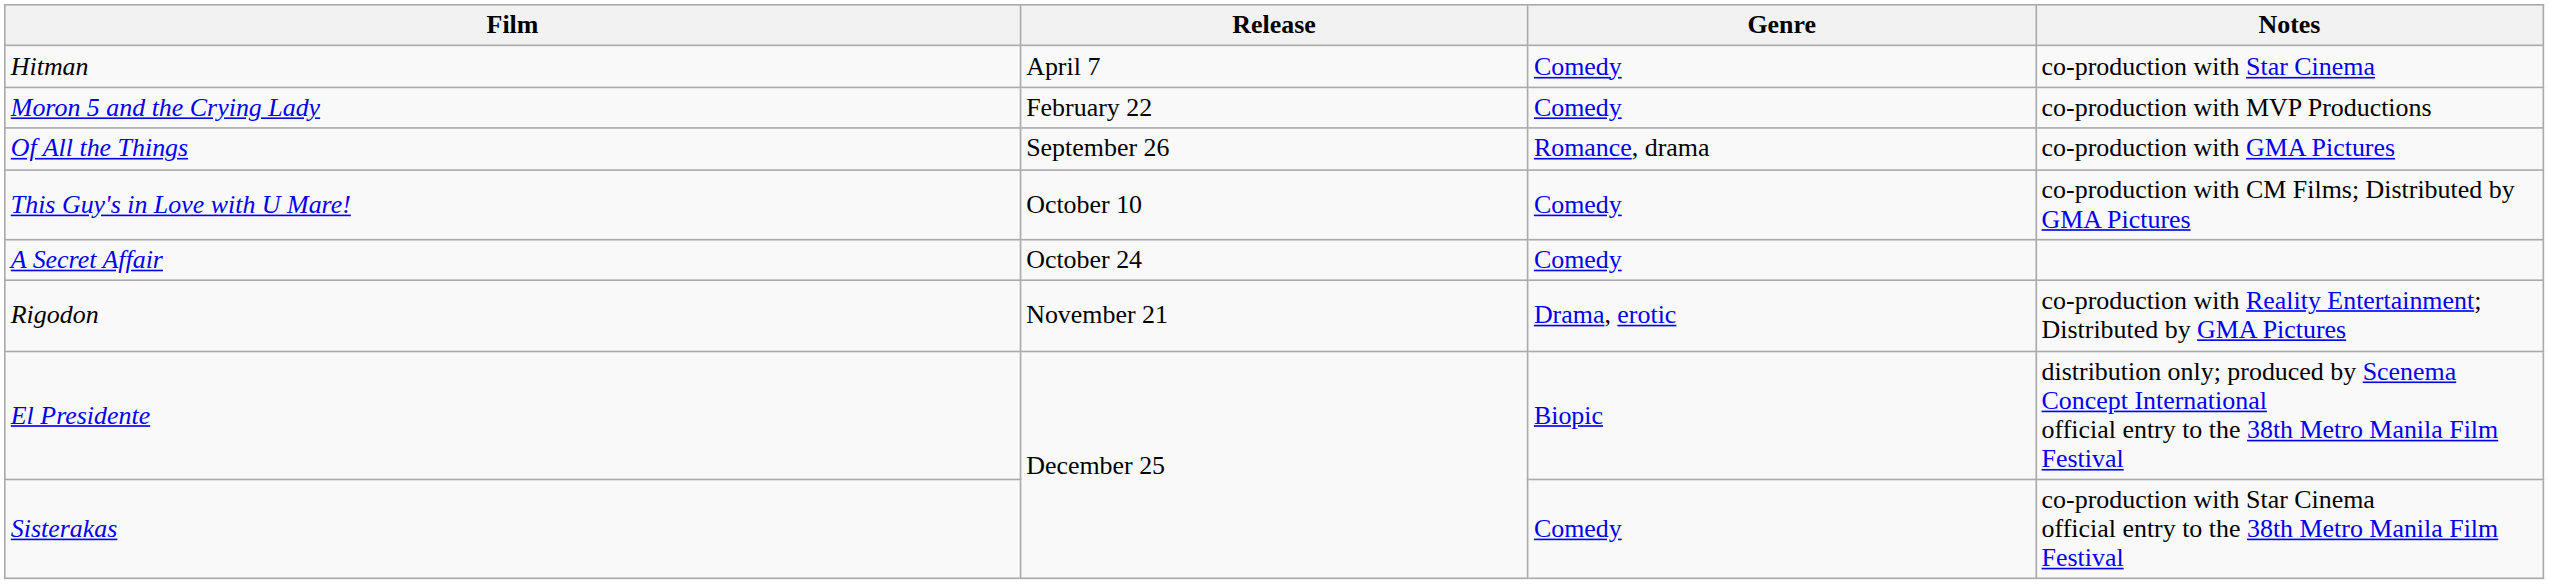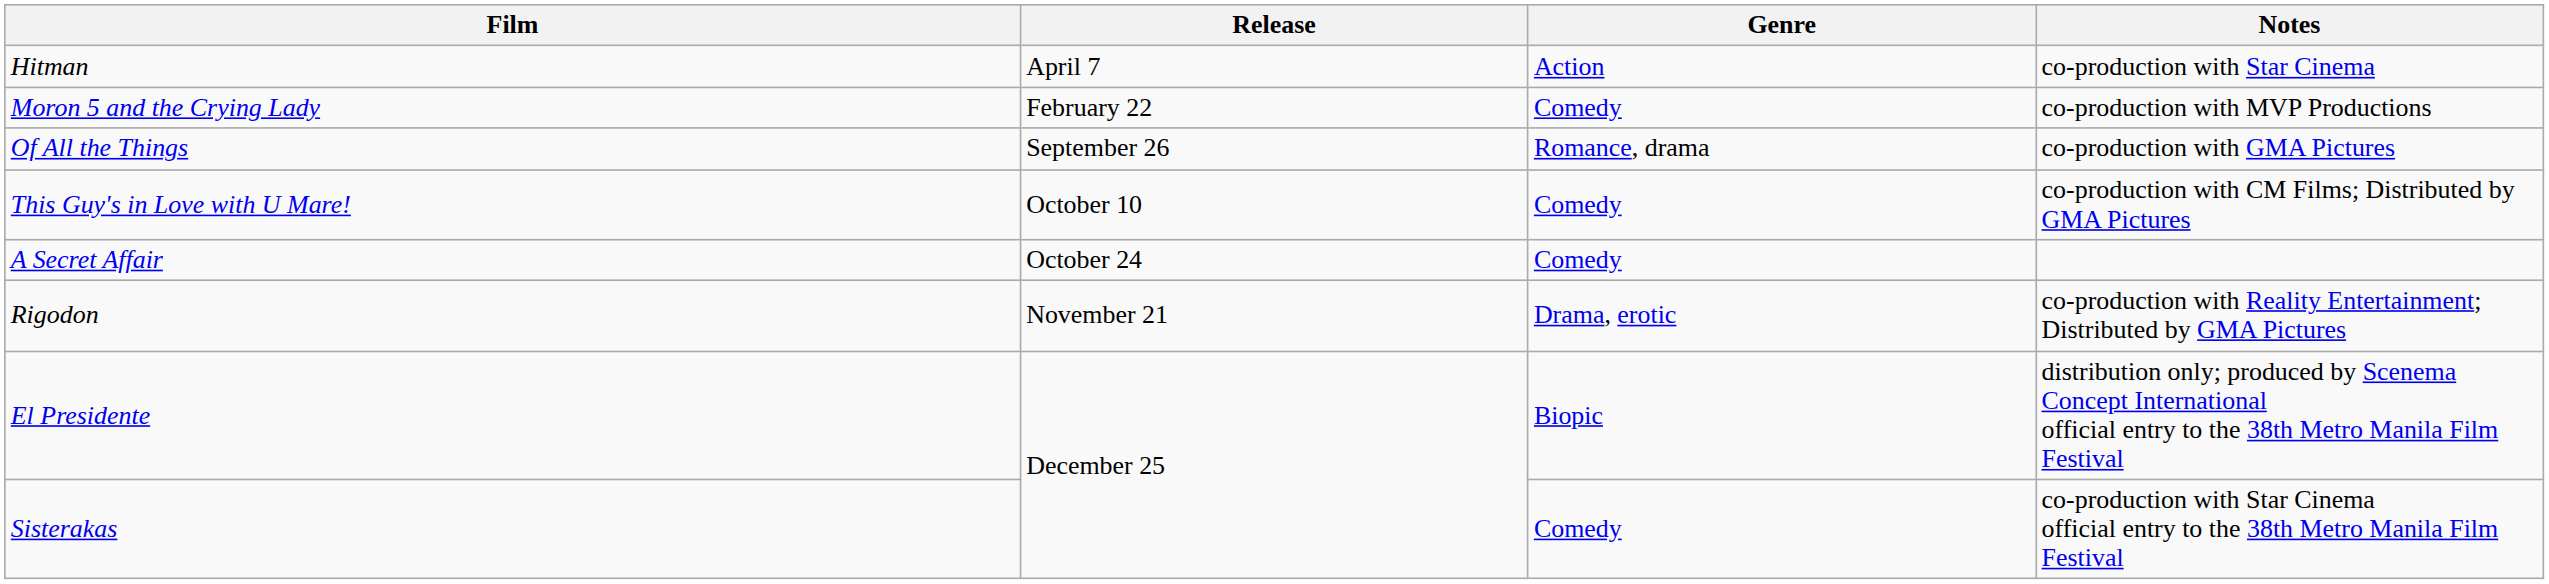(1578, 66) Comedy -> (1569, 66) Action
